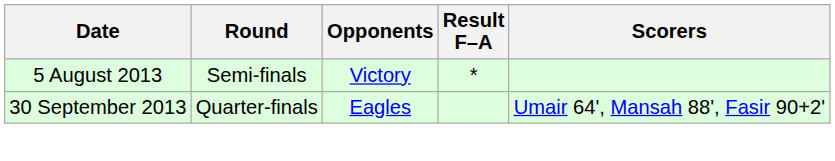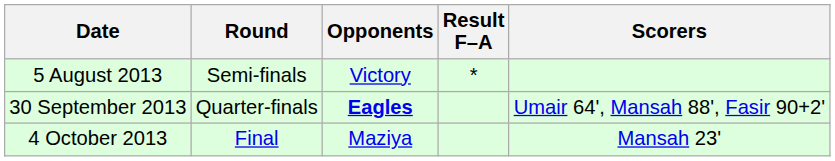(380, 107) normal -> (380, 107) bold
+ row: (98, 139)
